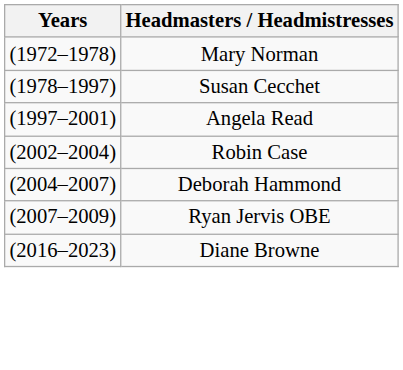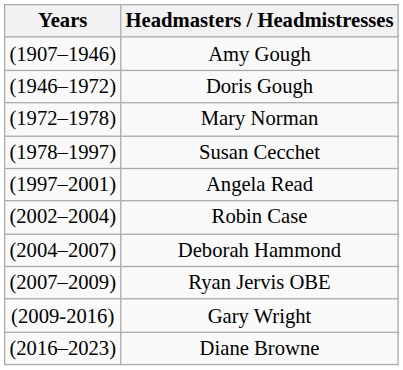+ row: (259, 53)
+ row: (259, 86)
+ row: (259, 315)
